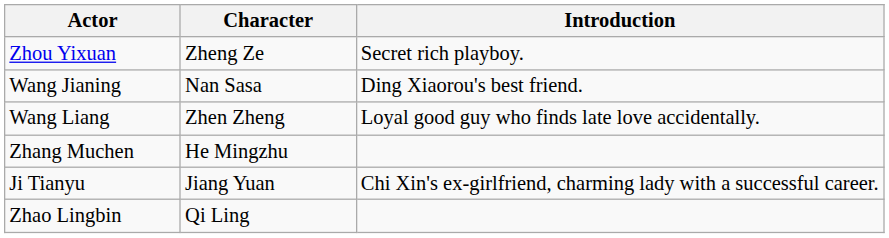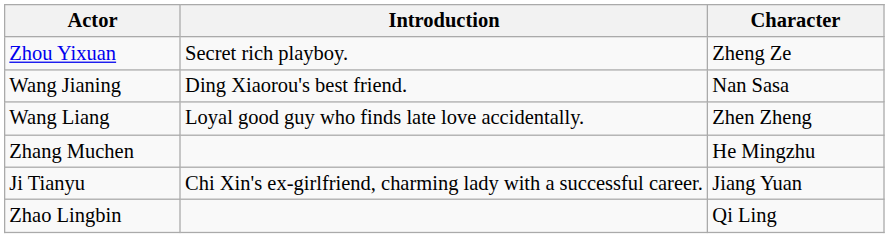columns swapped: (268, 20) <-> (620, 20)
